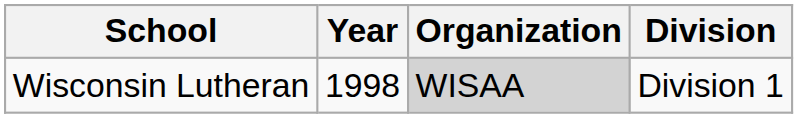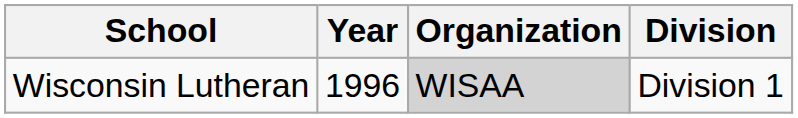(362, 84) 1998 -> (362, 84) 1996
